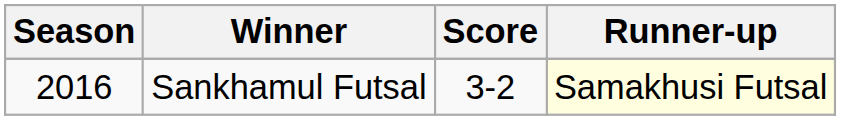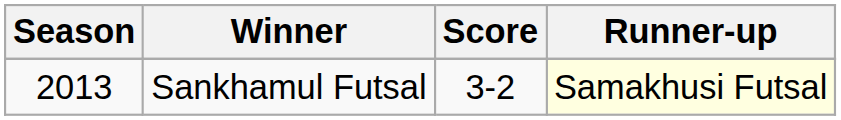(74, 86) 2016 -> (74, 86) 2013
